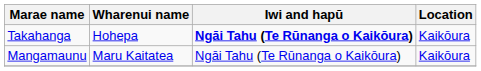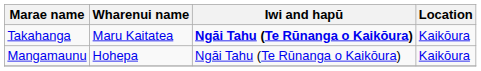(115, 35) Hohepa -> (133, 35) Maru Kaitatea
(133, 55) Maru Kaitatea -> (115, 55) Hohepa
